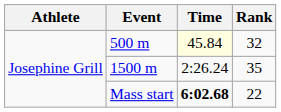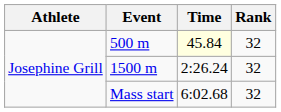(254, 69) 35 -> (253, 69) 32
(205, 94) bold -> (204, 94) normal
(254, 94) 22 -> (253, 94) 32
